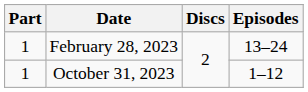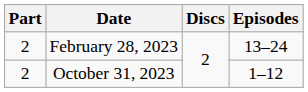(25, 45) 1 -> (25, 45) 2
(25, 73) 1 -> (25, 73) 2
